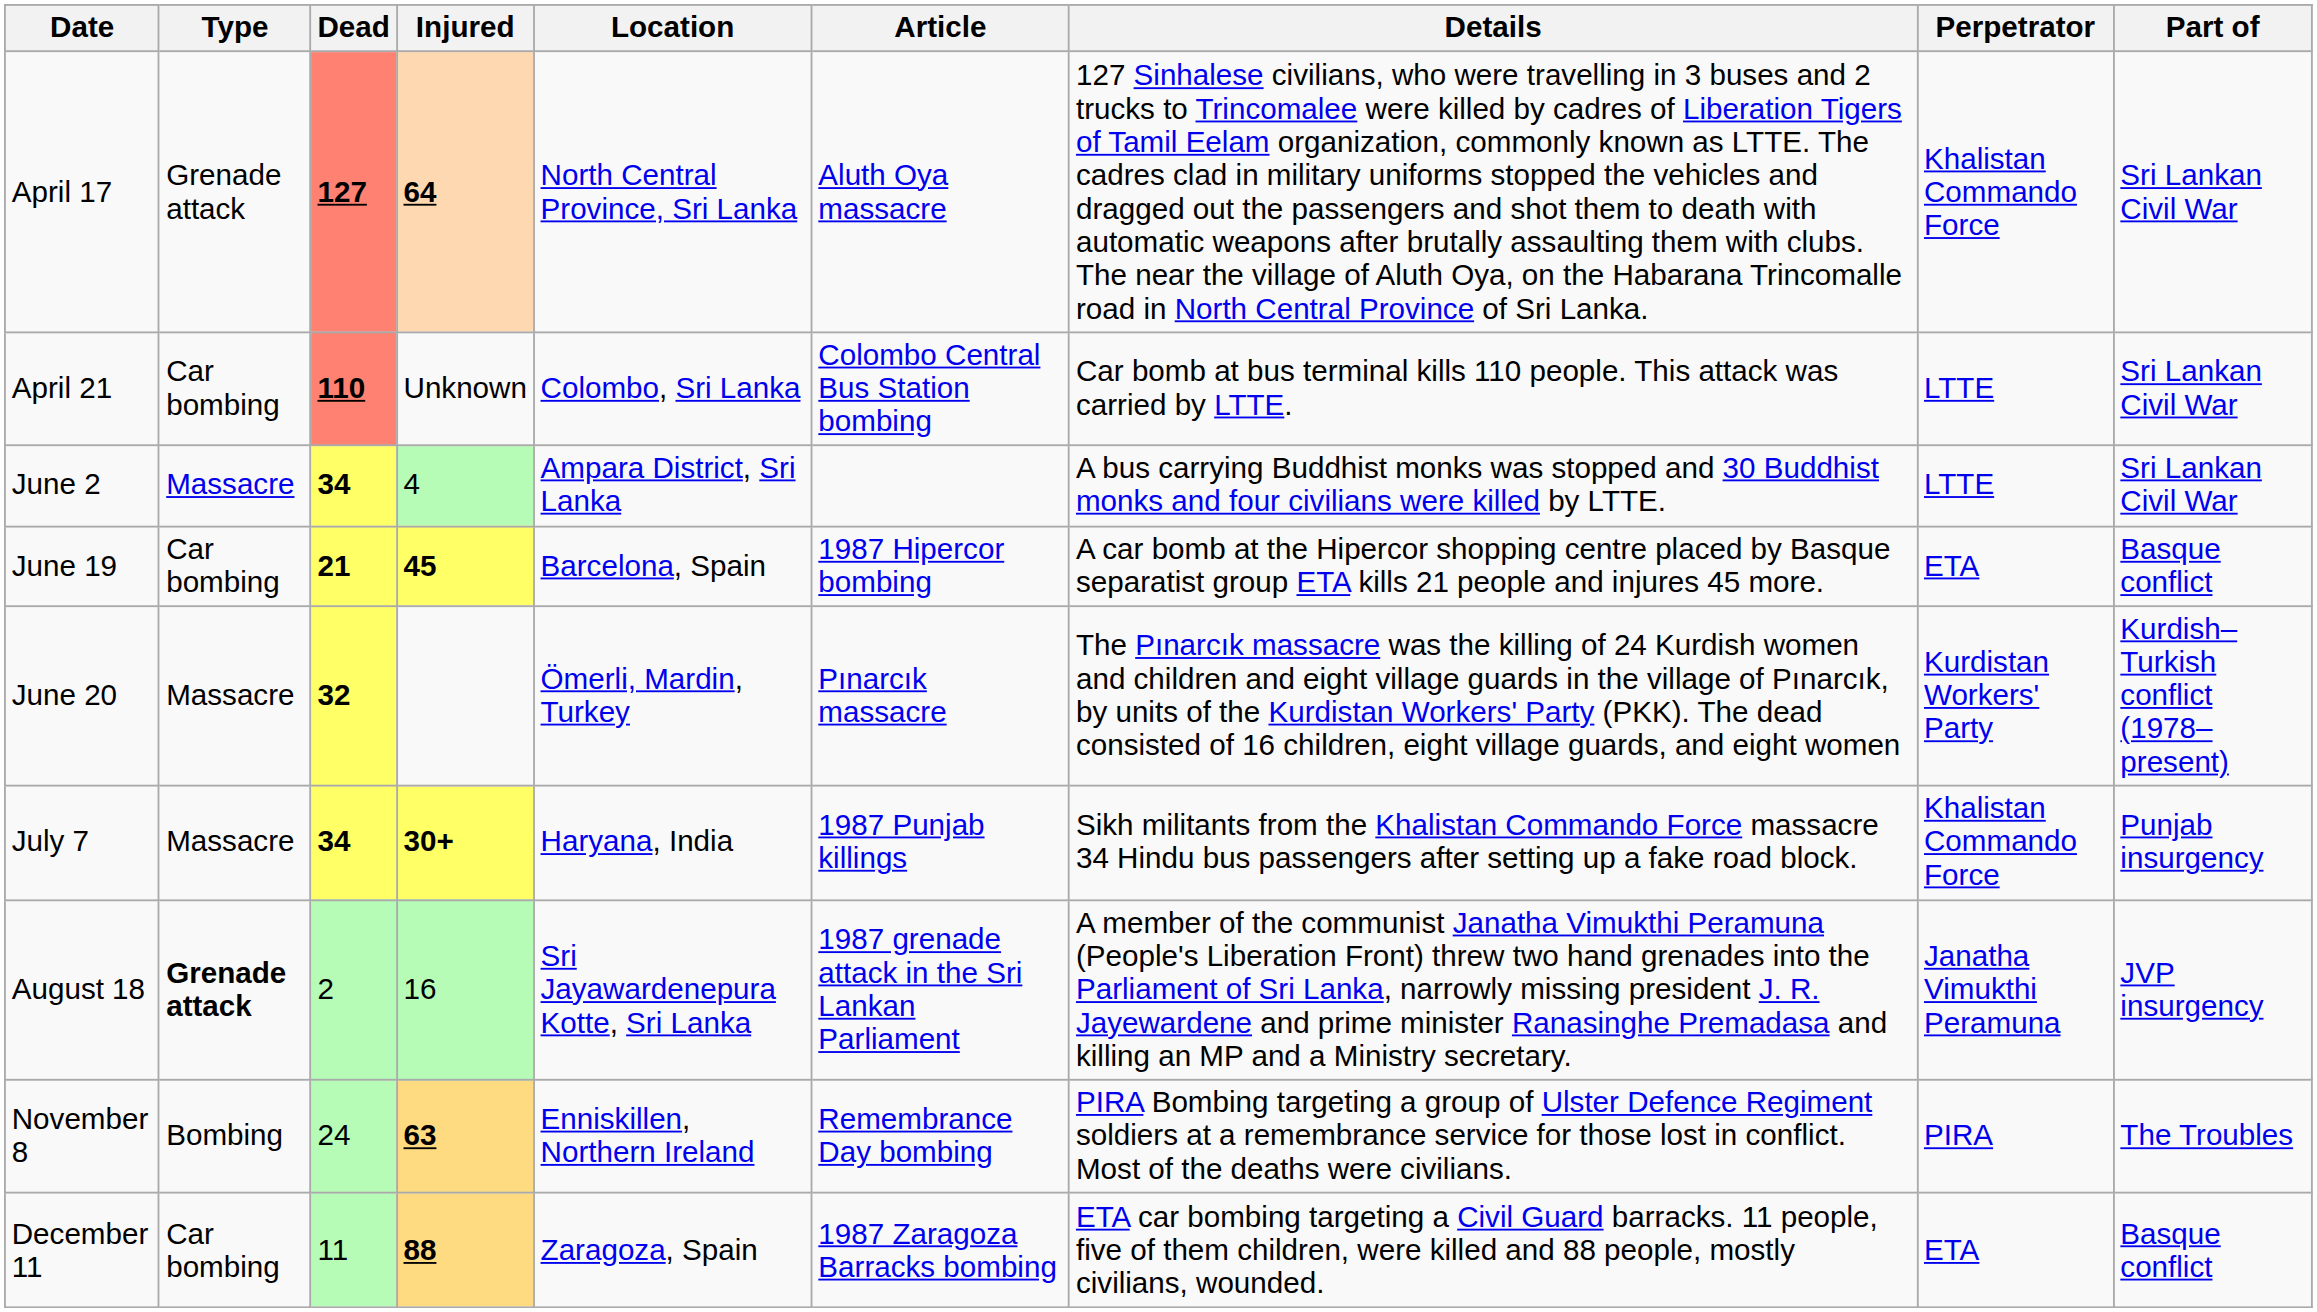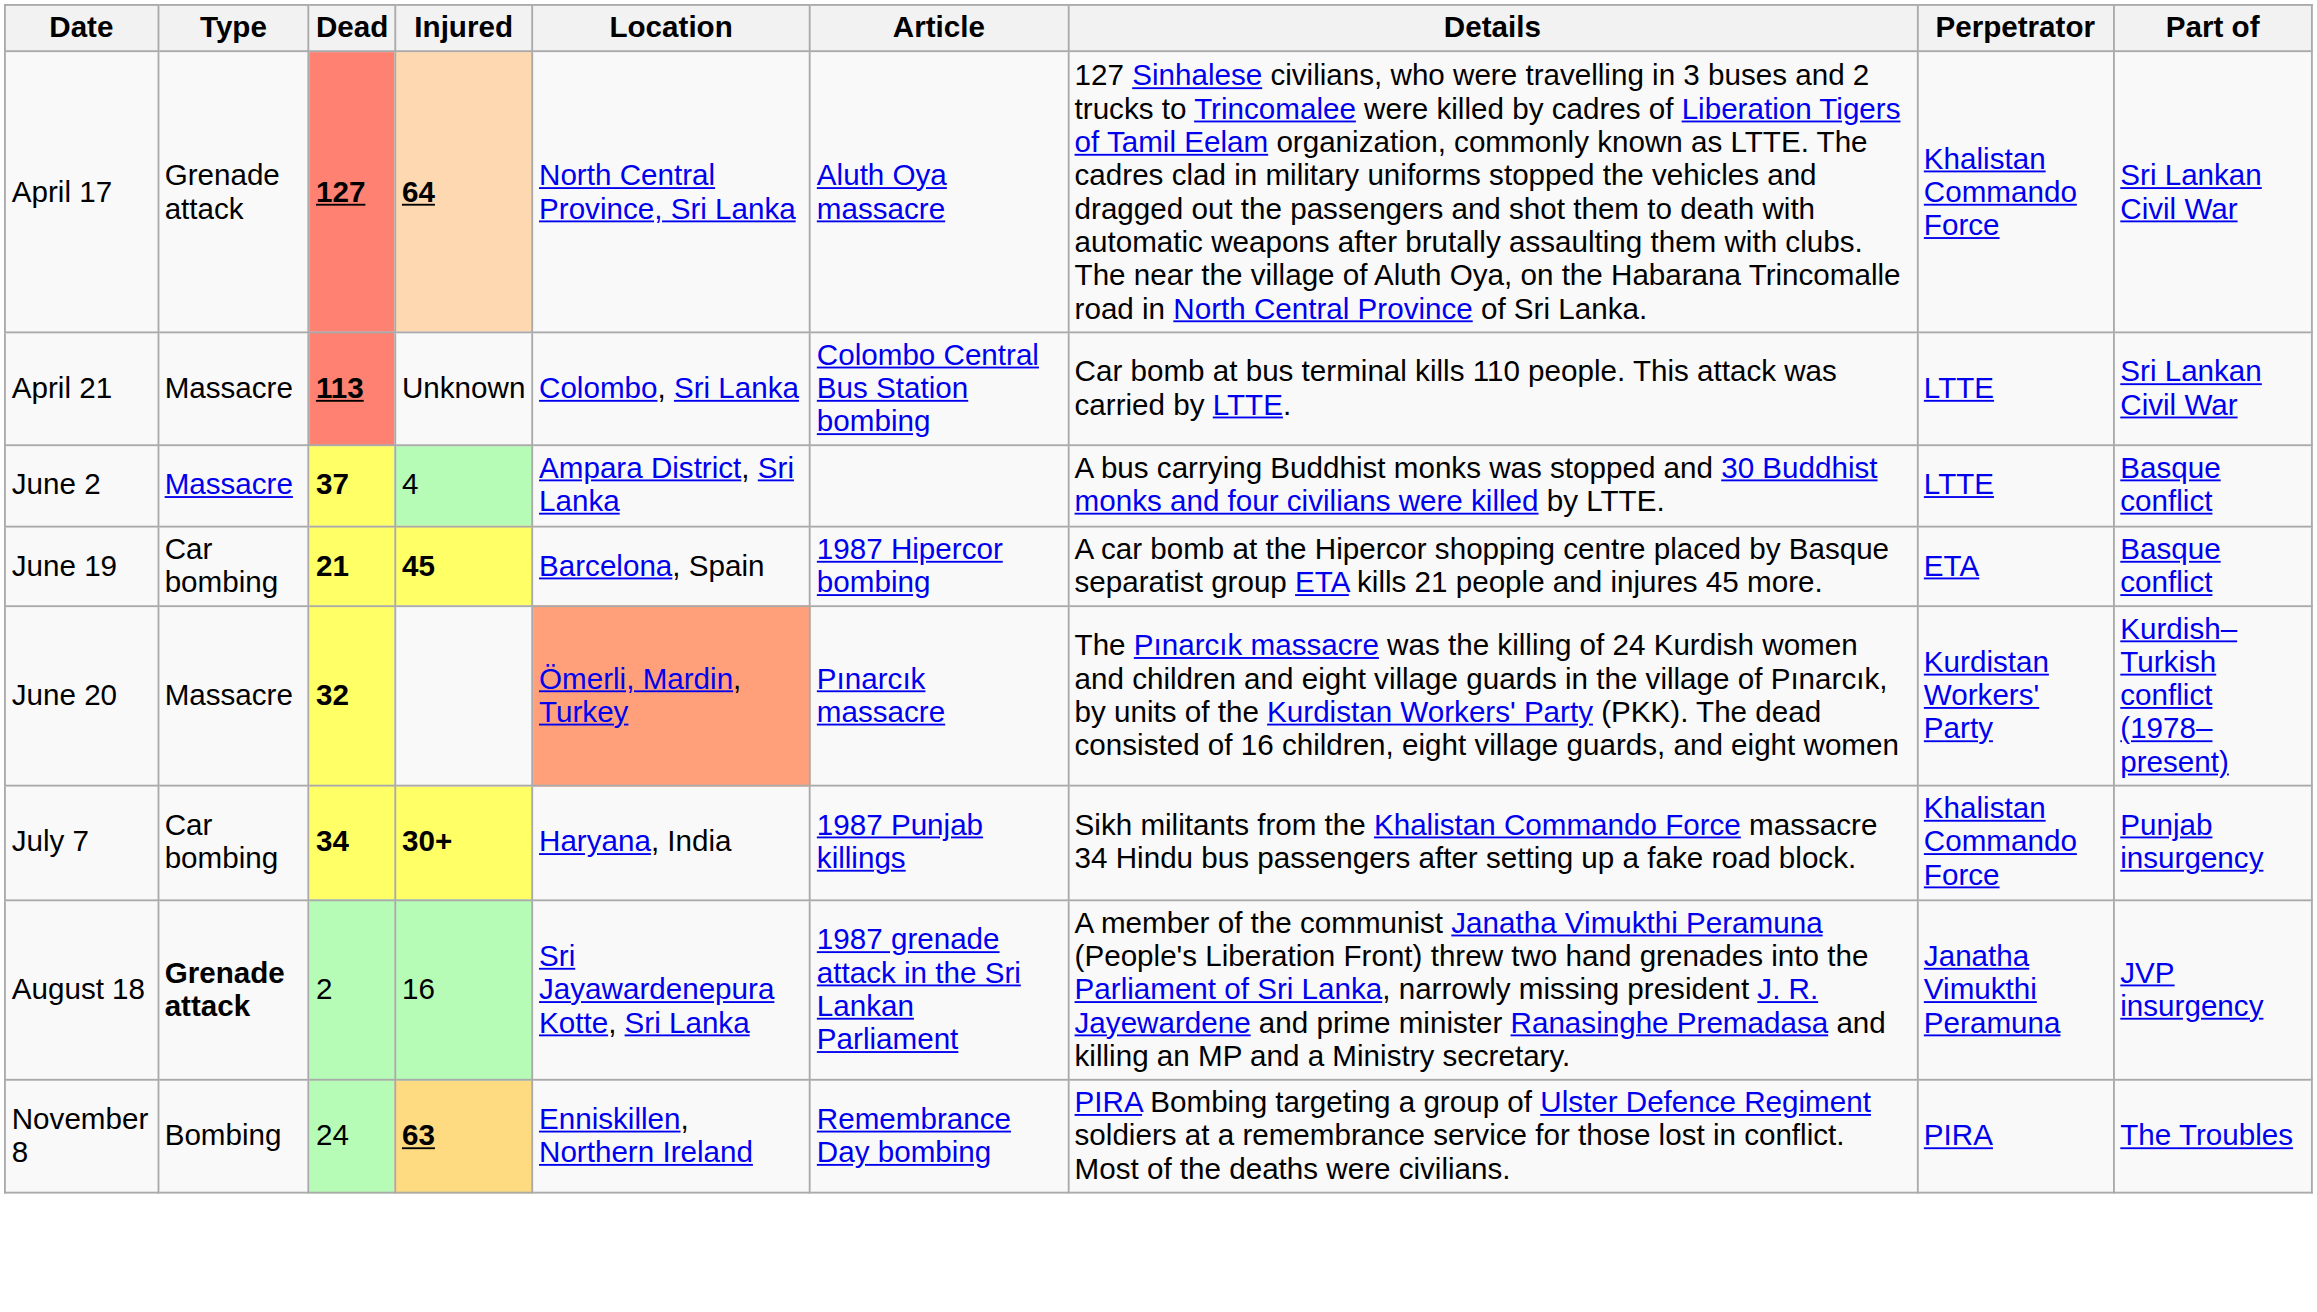(223, 388) Car bombing -> (229, 388) Massacre
(341, 388) 110 -> (340, 388) 113
(334, 485) 34 -> (332, 485) 37
(2191, 485) Sri Lankan Civil War -> (2170, 485) Basque conflict
(642, 695) no background -> (640, 695) lightsalmon background
(230, 842) Massacre -> (221, 842) Car bombing
- row: (80, 1249)
